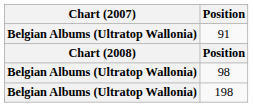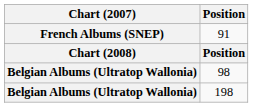(102, 33) Belgian Albums (Ultratop Wallonia) -> (102, 33) French Albums (SNEP)
